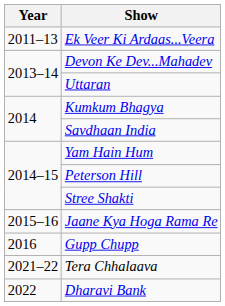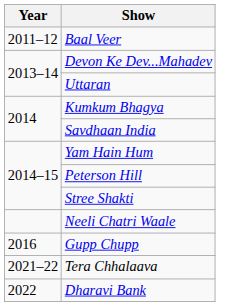+ row: (93, 38)
- row: (140, 38)
+ row: (120, 221)
- row: (141, 221)
